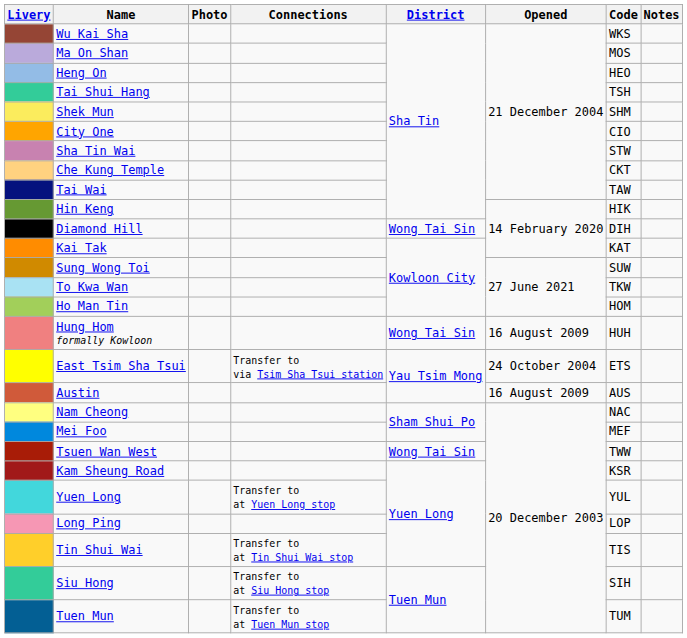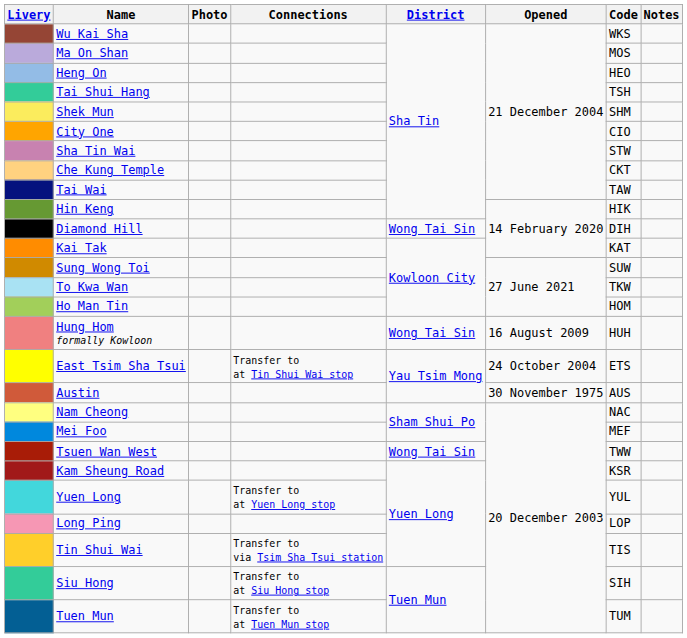(308, 367) Transfer to via Tsim Sha Tsui station -> (293, 367) Transfer to at Tin Shui Wai stop
(539, 393) 16 August 2009 -> (546, 393) 30 November 1975
(293, 551) Transfer to at Tin Shui Wai stop -> (308, 551) Transfer to via Tsim Sha Tsui station
